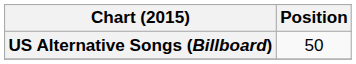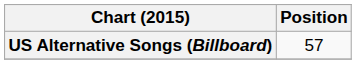(314, 45) 50 -> (314, 45) 57
